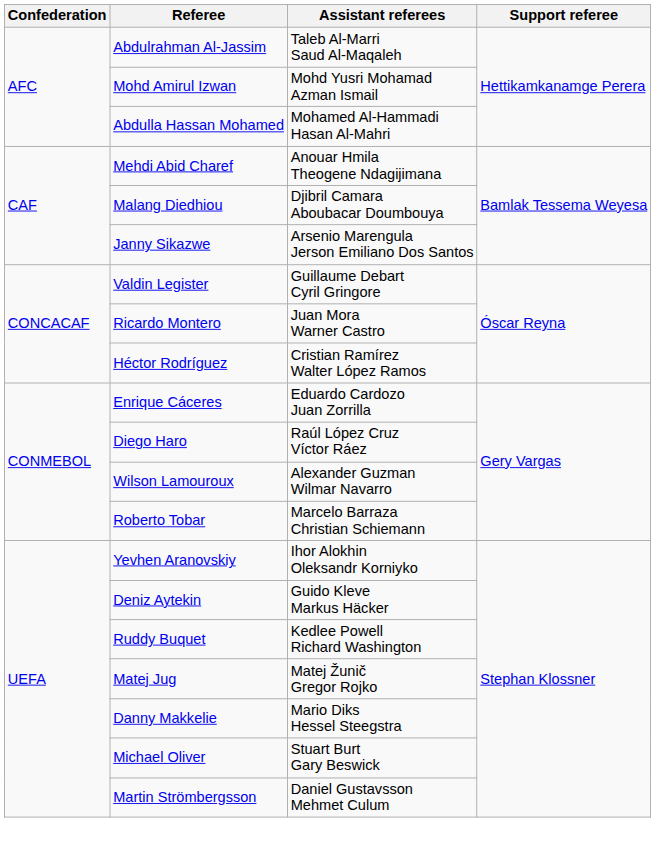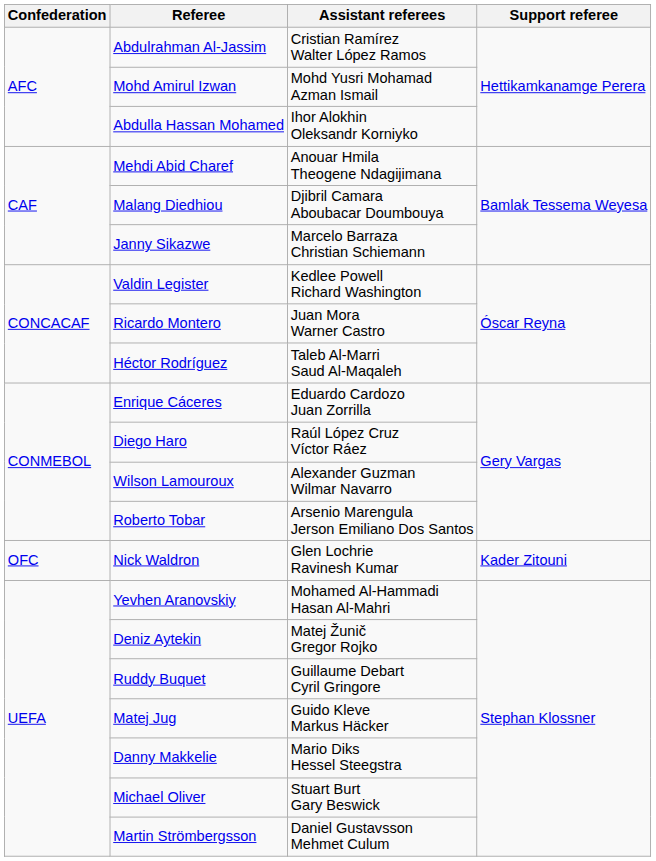(346, 47) Taleb Al-Marri Saud Al-Maqaleh -> (358, 47) Cristian Ramírez Walter López Ramos
(365, 126) Mohamed Al-Hammadi Hasan Al-Mahri -> (354, 126) Ihor Alokhin Oleksandr Korniyko
(382, 244) Arsenio Marengula Jerson Emiliano Dos Santos -> (358, 244) Marcelo Barraza Christian Schiemann
(347, 284) Guillaume Debart Cyril Gringore -> (356, 284) Kedlee Powell Richard Washington
(358, 363) Cristian Ramírez Walter López Ramos -> (346, 363) Taleb Al-Marri Saud Al-Maqaleh
(358, 520) Marcelo Barraza Christian Schiemann -> (382, 520) Arsenio Marengula Jerson Emiliano Dos Santos
+ row: (156, 560)
(354, 560) Ihor Alokhin Oleksandr Korniyko -> (365, 599) Mohamed Al-Hammadi Hasan Al-Mahri
(340, 599) Guido Kleve Markus Häcker -> (334, 639) Matej Žunič Gregor Rojko
(356, 639) Kedlee Powell Richard Washington -> (347, 678) Guillaume Debart Cyril Gringore
(334, 678) Matej Žunič Gregor Rojko -> (340, 718) Guido Kleve Markus Häcker
